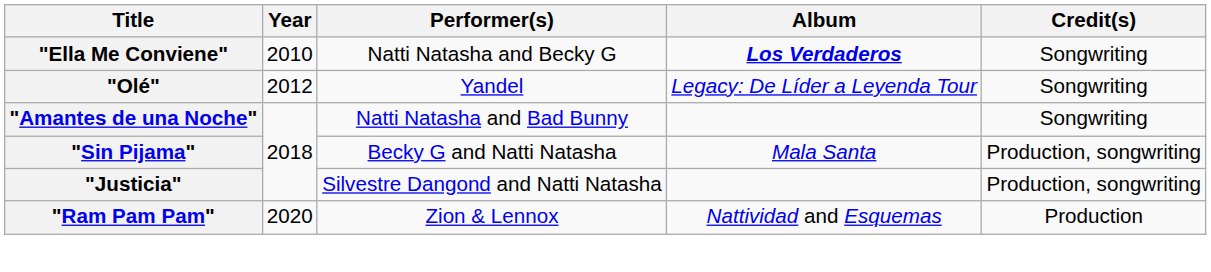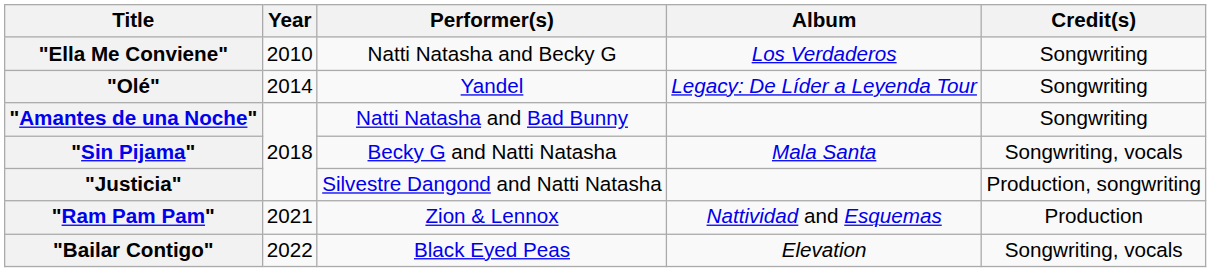(824, 53) bold -> (824, 53) normal
(290, 86) 2012 -> (290, 86) 2014
(1094, 151) Production, songwriting -> (1094, 151) Songwriting, vocals
(290, 217) 2020 -> (290, 217) 2021
+ row: (133, 250)
